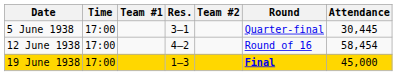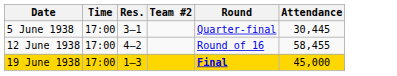- column: (142, 13)
(359, 46) 58,454 -> (312, 46) 58,455
